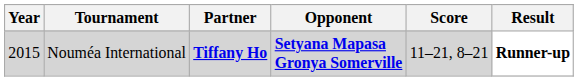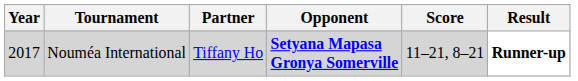(24, 53) 2015 -> (24, 53) 2017
(230, 53) bold -> (228, 53) normal
